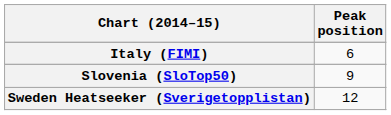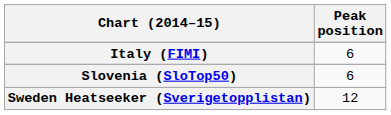(350, 76) 9 -> (350, 76) 6
